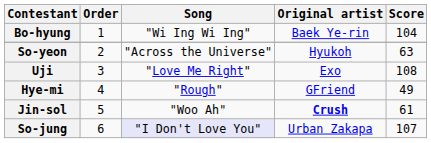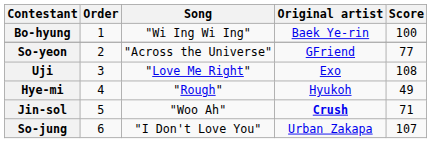(406, 33) 104 -> (406, 33) 100
(330, 52) Hyukoh -> (330, 52) GFriend
(406, 52) 63 -> (406, 52) 77
(330, 90) GFriend -> (330, 90) Hyukoh
(406, 109) 61 -> (406, 109) 71
(198, 128) lavender background -> (198, 128) no background
